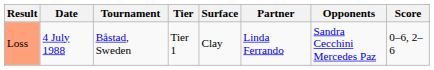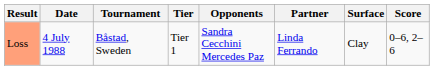columns swapped: (220, 13) <-> (349, 13)
